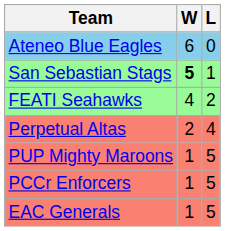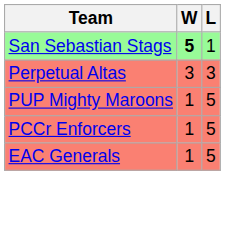- row: (85, 45)
- row: (75, 101)
(189, 128) 2 -> (189, 73) 3
(211, 128) 4 -> (211, 73) 3
